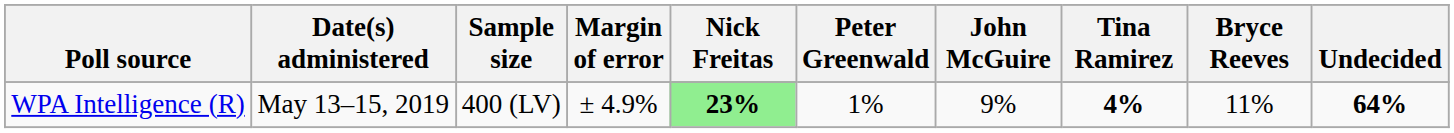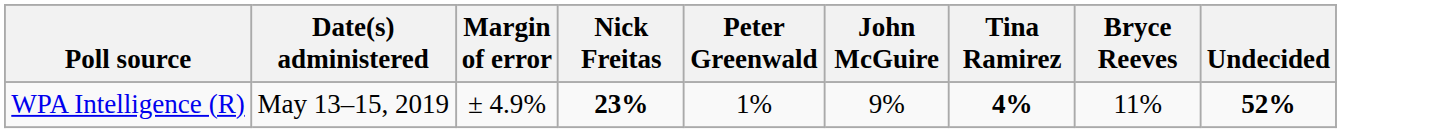- column: (511, 43)
(733, 103) lightgreen background -> (621, 103) no background
(1380, 103) 64% -> (1268, 103) 52%
